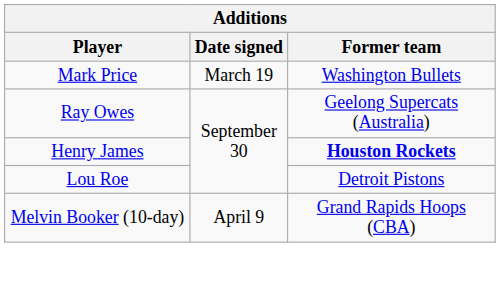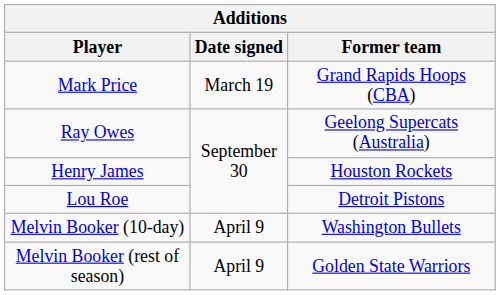(391, 74) Washington Bullets -> (391, 84) Grand Rapids Hoops (CBA)
(391, 151) bold -> (391, 171) normal
(391, 217) Grand Rapids Hoops (CBA) -> (391, 227) Washington Bullets
+ row: (97, 265)
